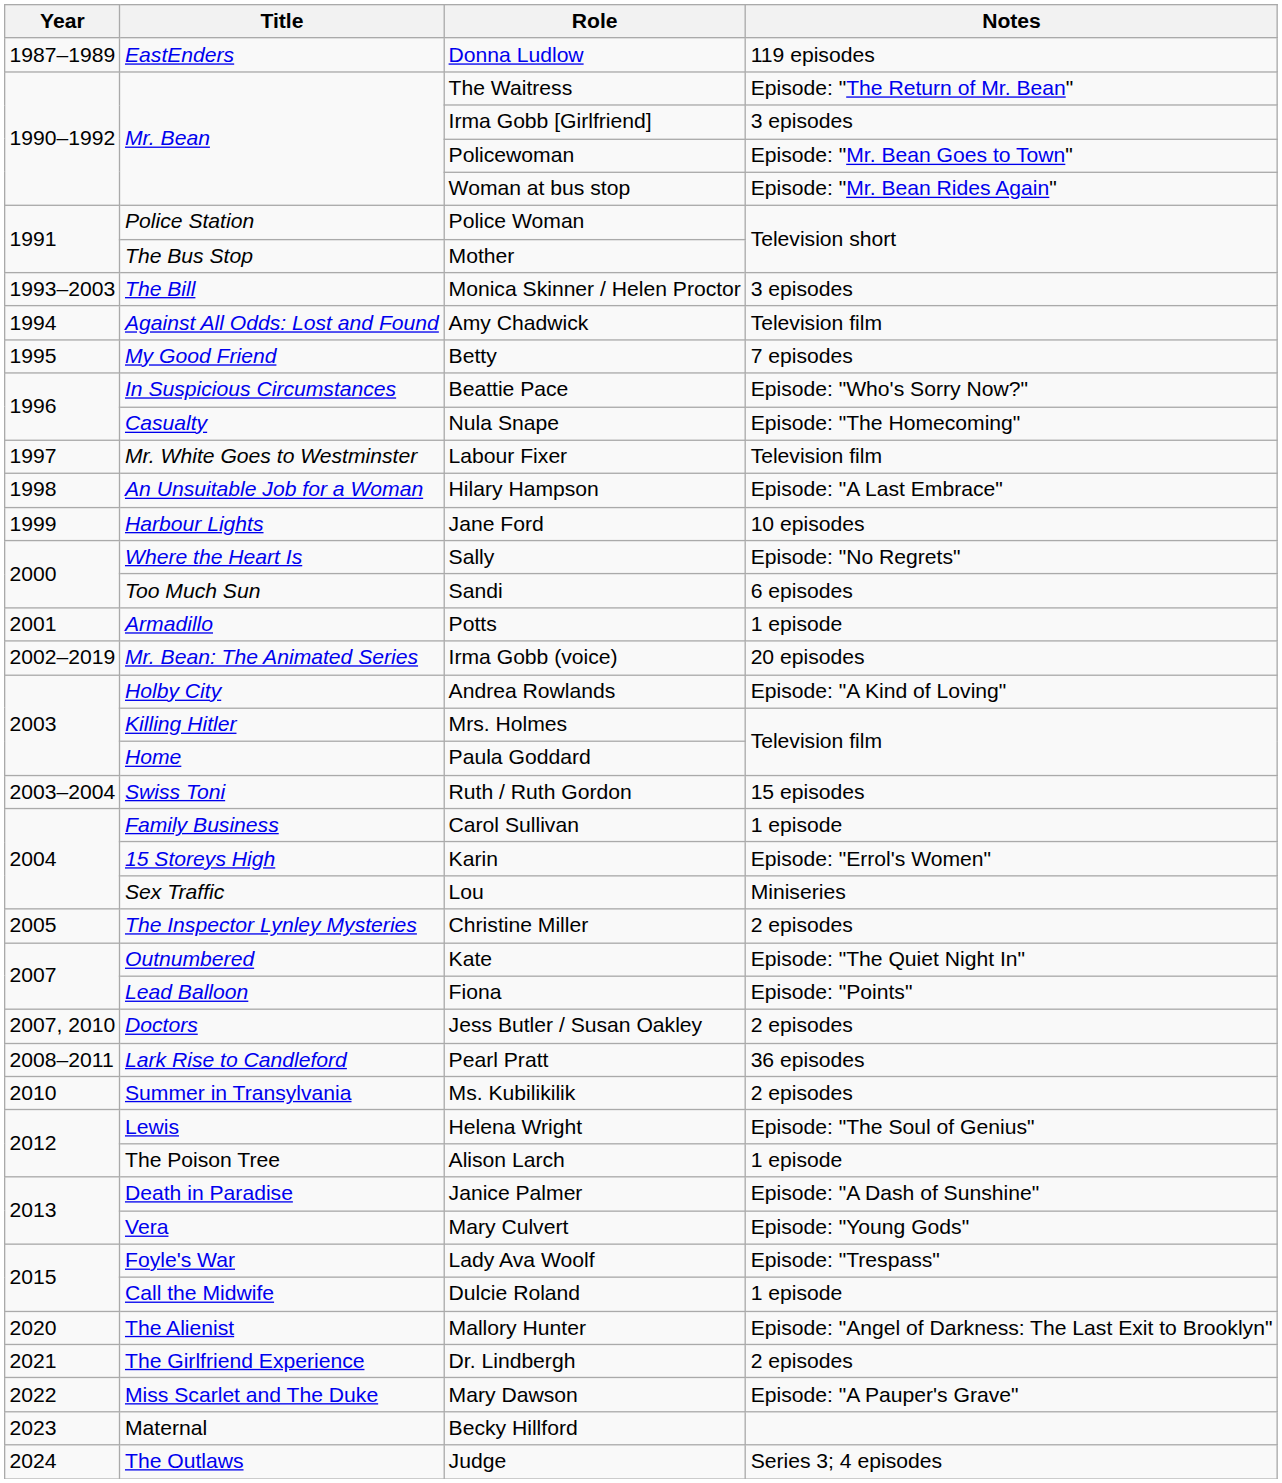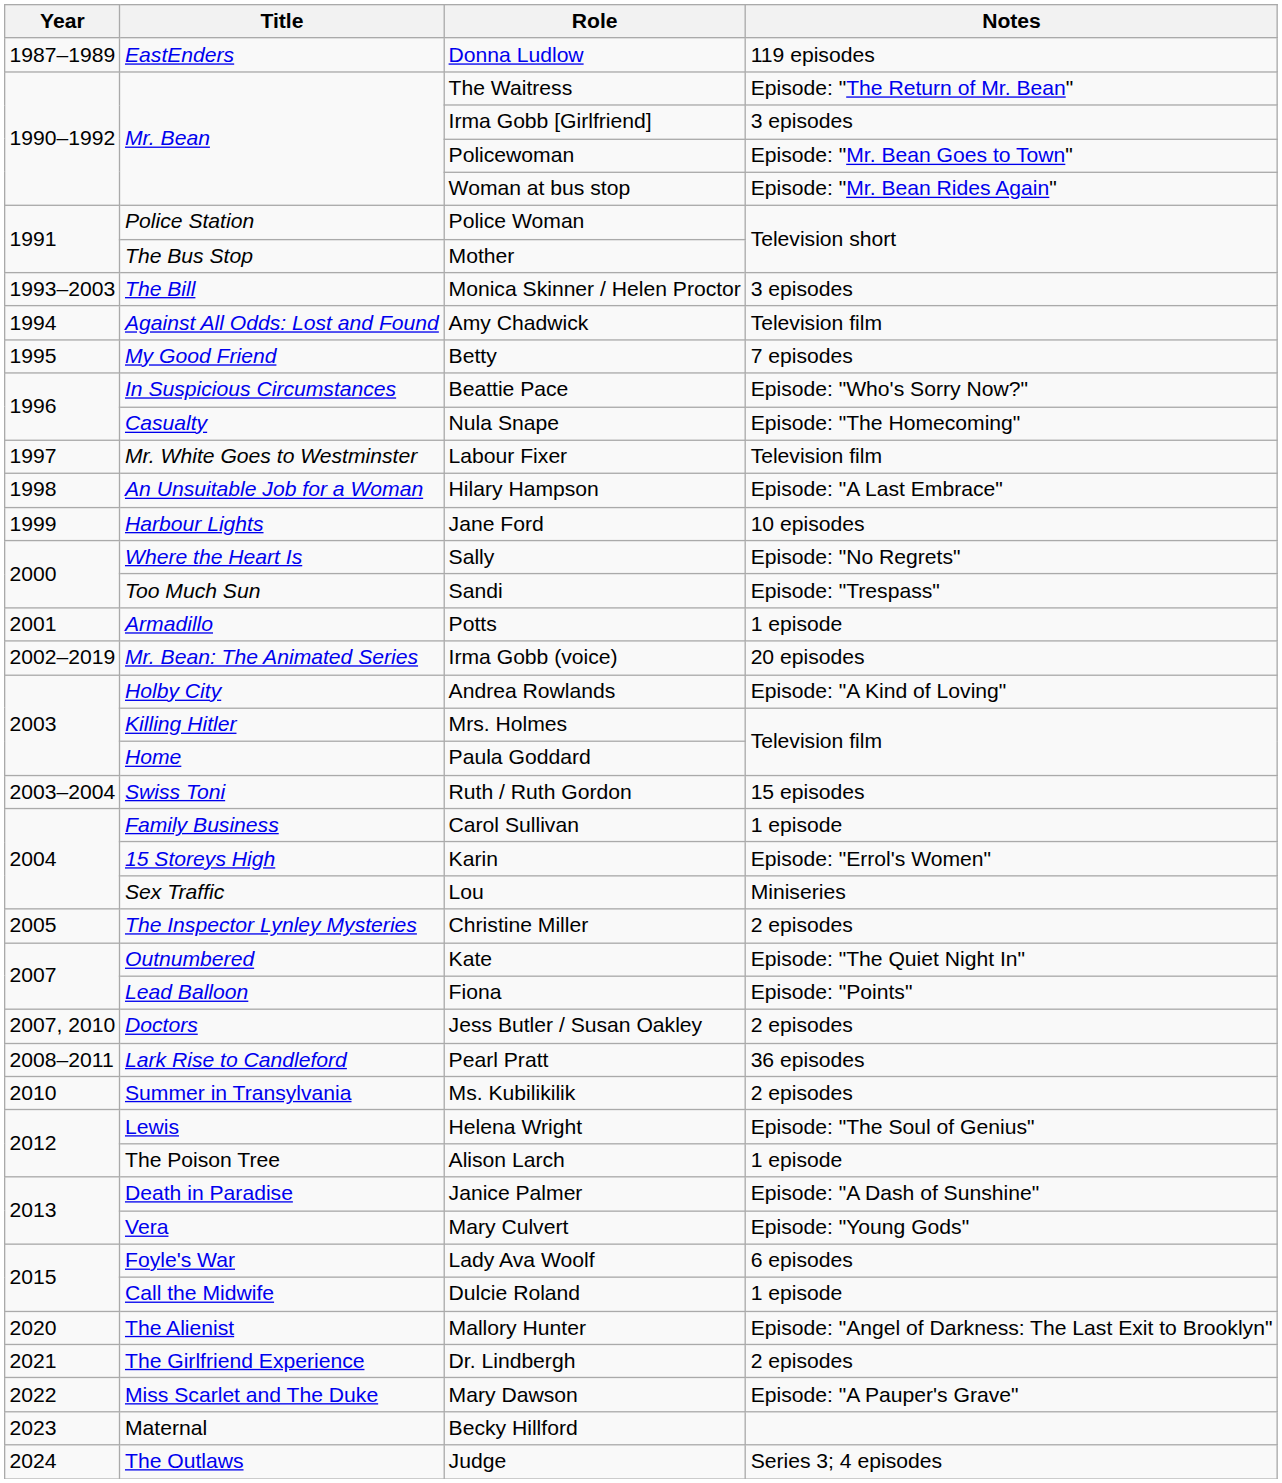(802, 590) 6 episodes -> (845, 590) Episode: "Trespass"
(845, 1260) Episode: "Trespass" -> (802, 1260) 6 episodes
